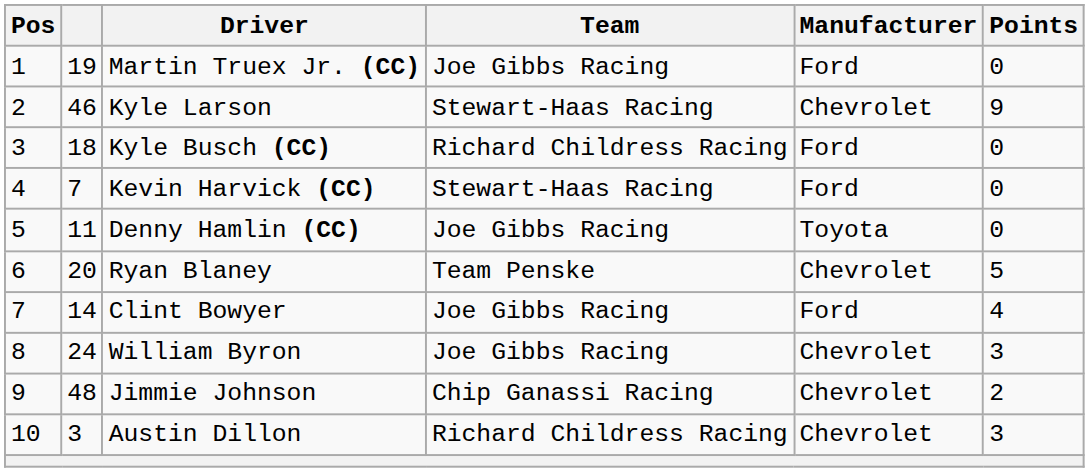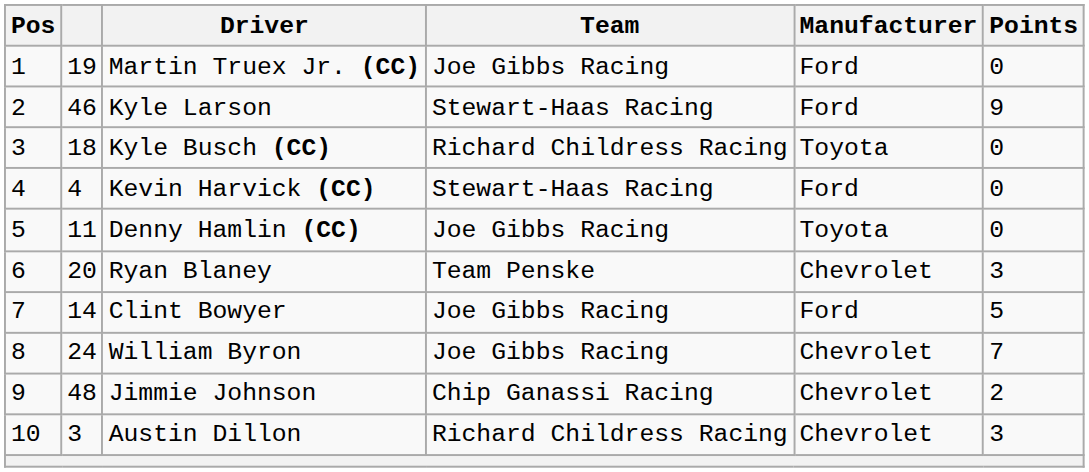(866, 107) Chevrolet -> (829, 107) Ford
(829, 148) Ford -> (844, 148) Toyota
(75, 189) 7 -> (75, 189) 4
(997, 271) 5 -> (997, 271) 3
(997, 312) 4 -> (997, 312) 5
(997, 353) 3 -> (997, 353) 7
